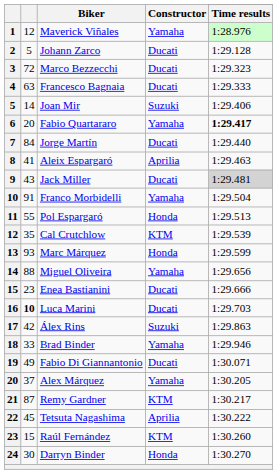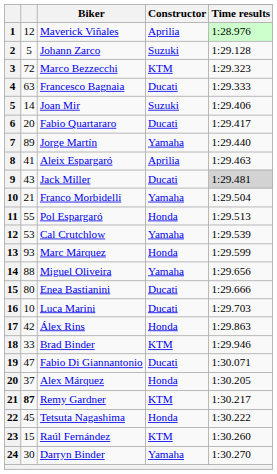(166, 31) Yamaha -> (164, 31) Aprilia
(163, 50) Ducati -> (163, 50) Suzuki
(163, 68) Ducati -> (160, 68) KTM
(166, 123) Yamaha -> (163, 123) Ducati
(231, 123) bold -> (231, 123) normal
(29, 142) 84 -> (29, 142) 89
(163, 142) Ducati -> (166, 142) Yamaha
(29, 197) 91 -> (29, 197) 21
(29, 234) 35 -> (29, 234) 53
(160, 234) KTM -> (166, 234) Yamaha
(29, 289) 23 -> (29, 289) 80
(29, 307) bold -> (29, 307) normal
(163, 326) Suzuki -> (163, 326) Honda
(166, 344) Yamaha -> (160, 344) KTM
(29, 362) 49 -> (29, 362) 47
(166, 381) Yamaha -> (163, 381) Honda
(29, 399) normal -> (29, 399) bold
(164, 418) Aprilia -> (163, 418) Honda
(163, 454) Honda -> (166, 454) Yamaha
